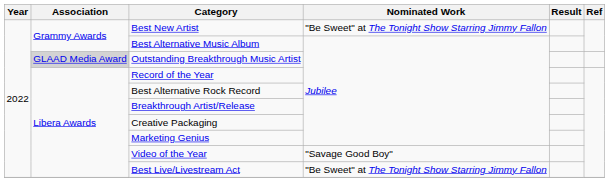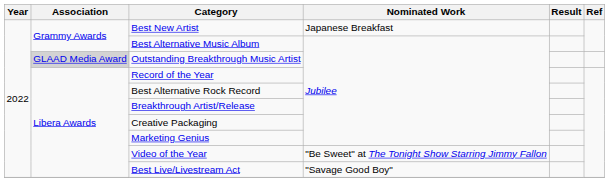(426, 28) "Be Sweet" at The Tonight Show Starring Jimmy Fallon -> (349, 28) Japanese Breakfast
(349, 153) "Savage Good Boy" -> (426, 153) "Be Sweet" at The Tonight Show Starring Jimmy Fallon
(426, 169) "Be Sweet" at The Tonight Show Starring Jimmy Fallon -> (349, 169) "Savage Good Boy"
